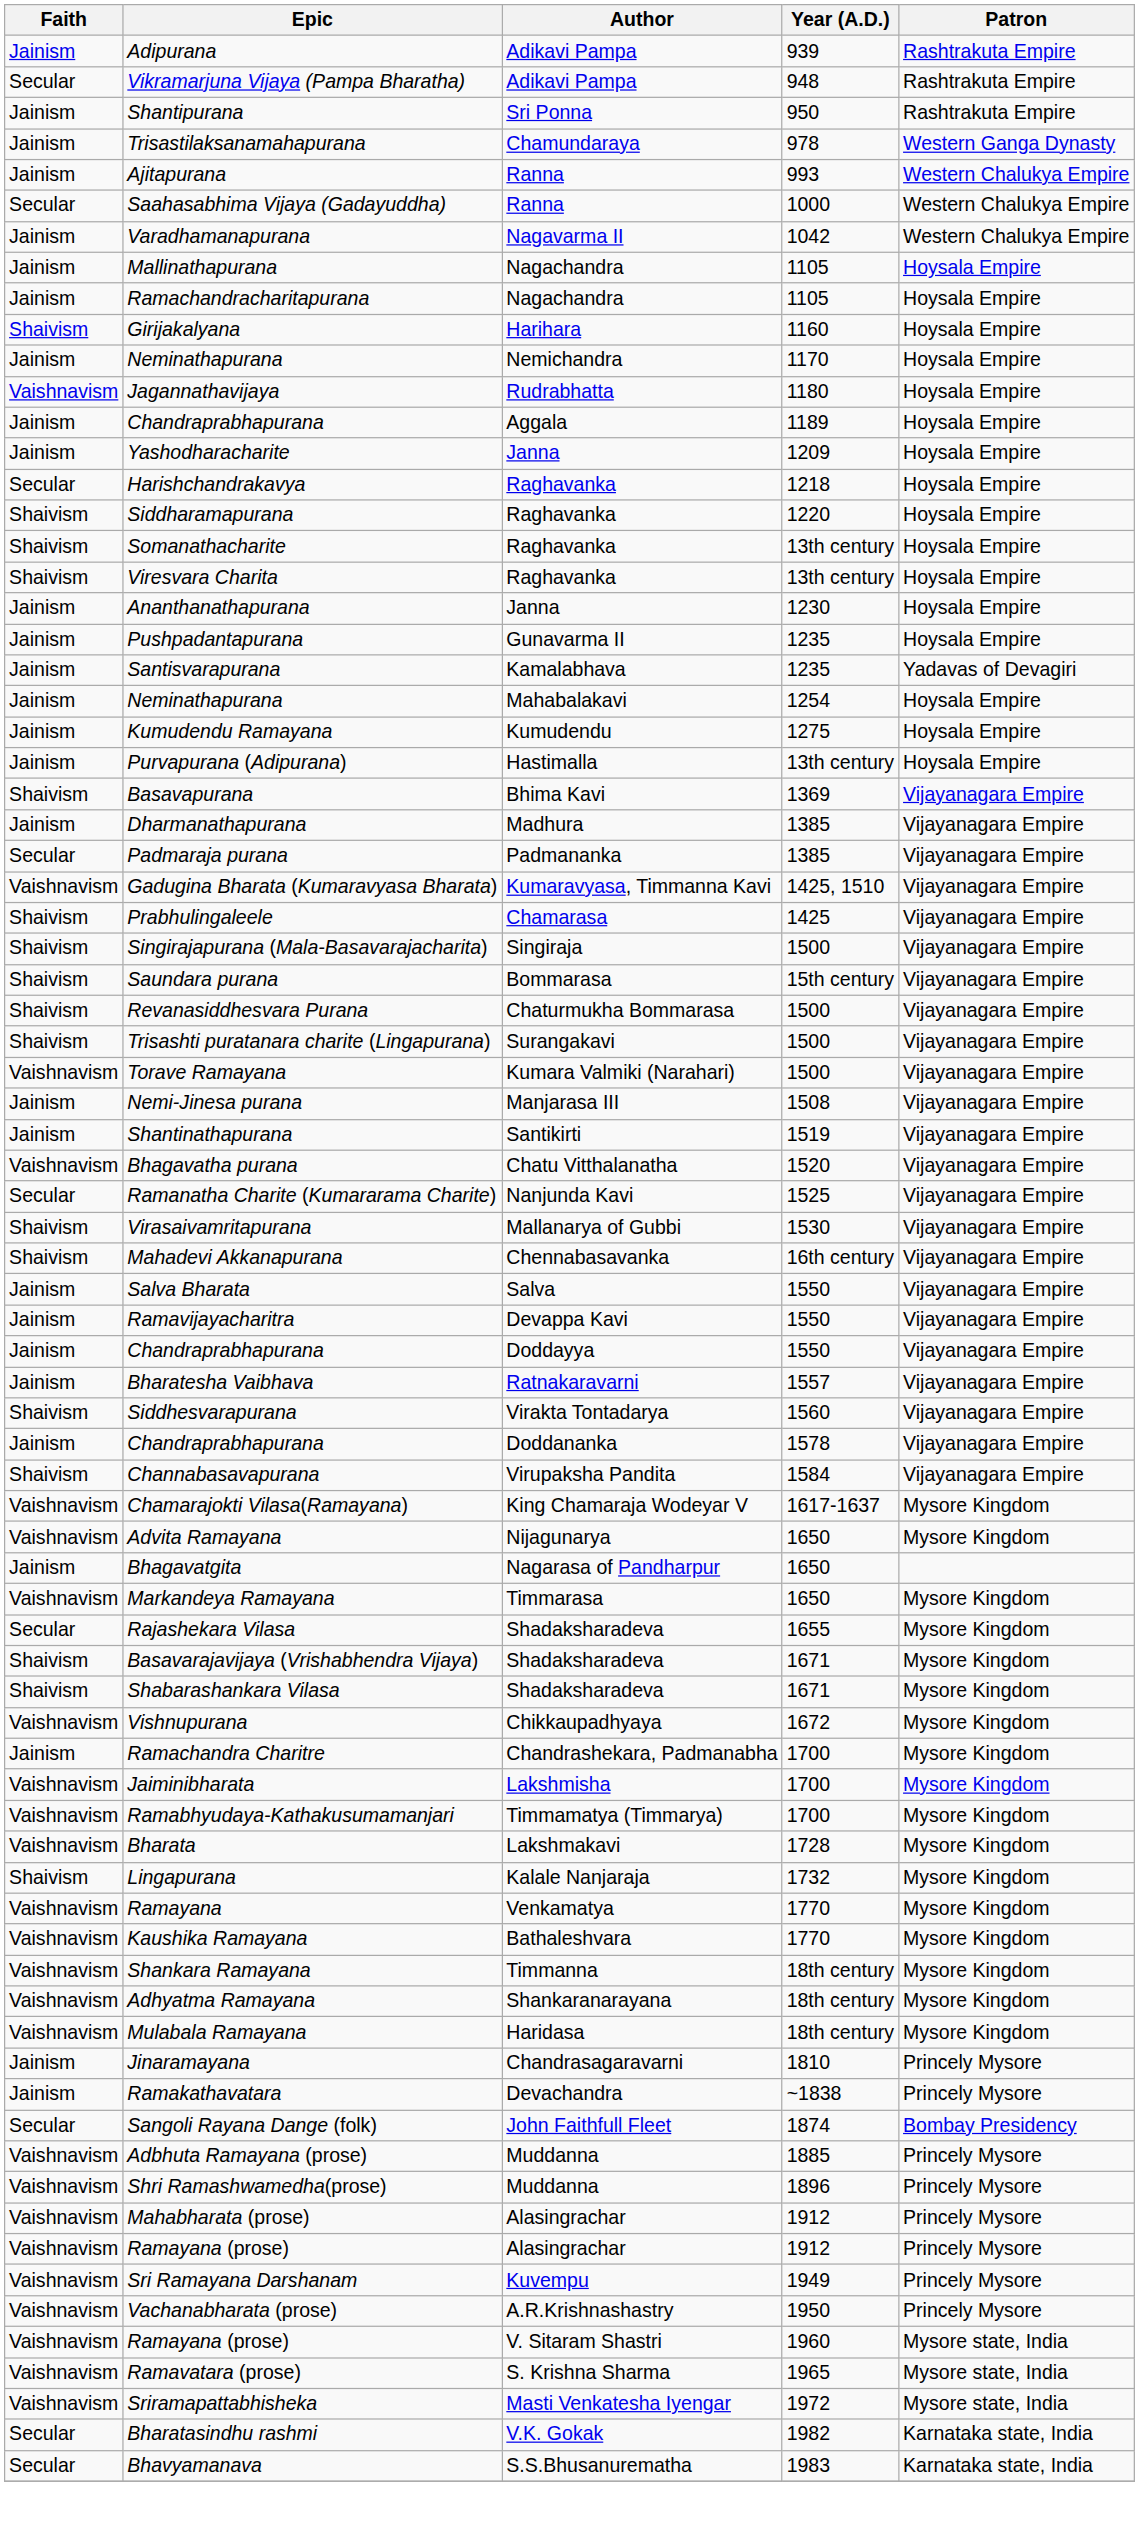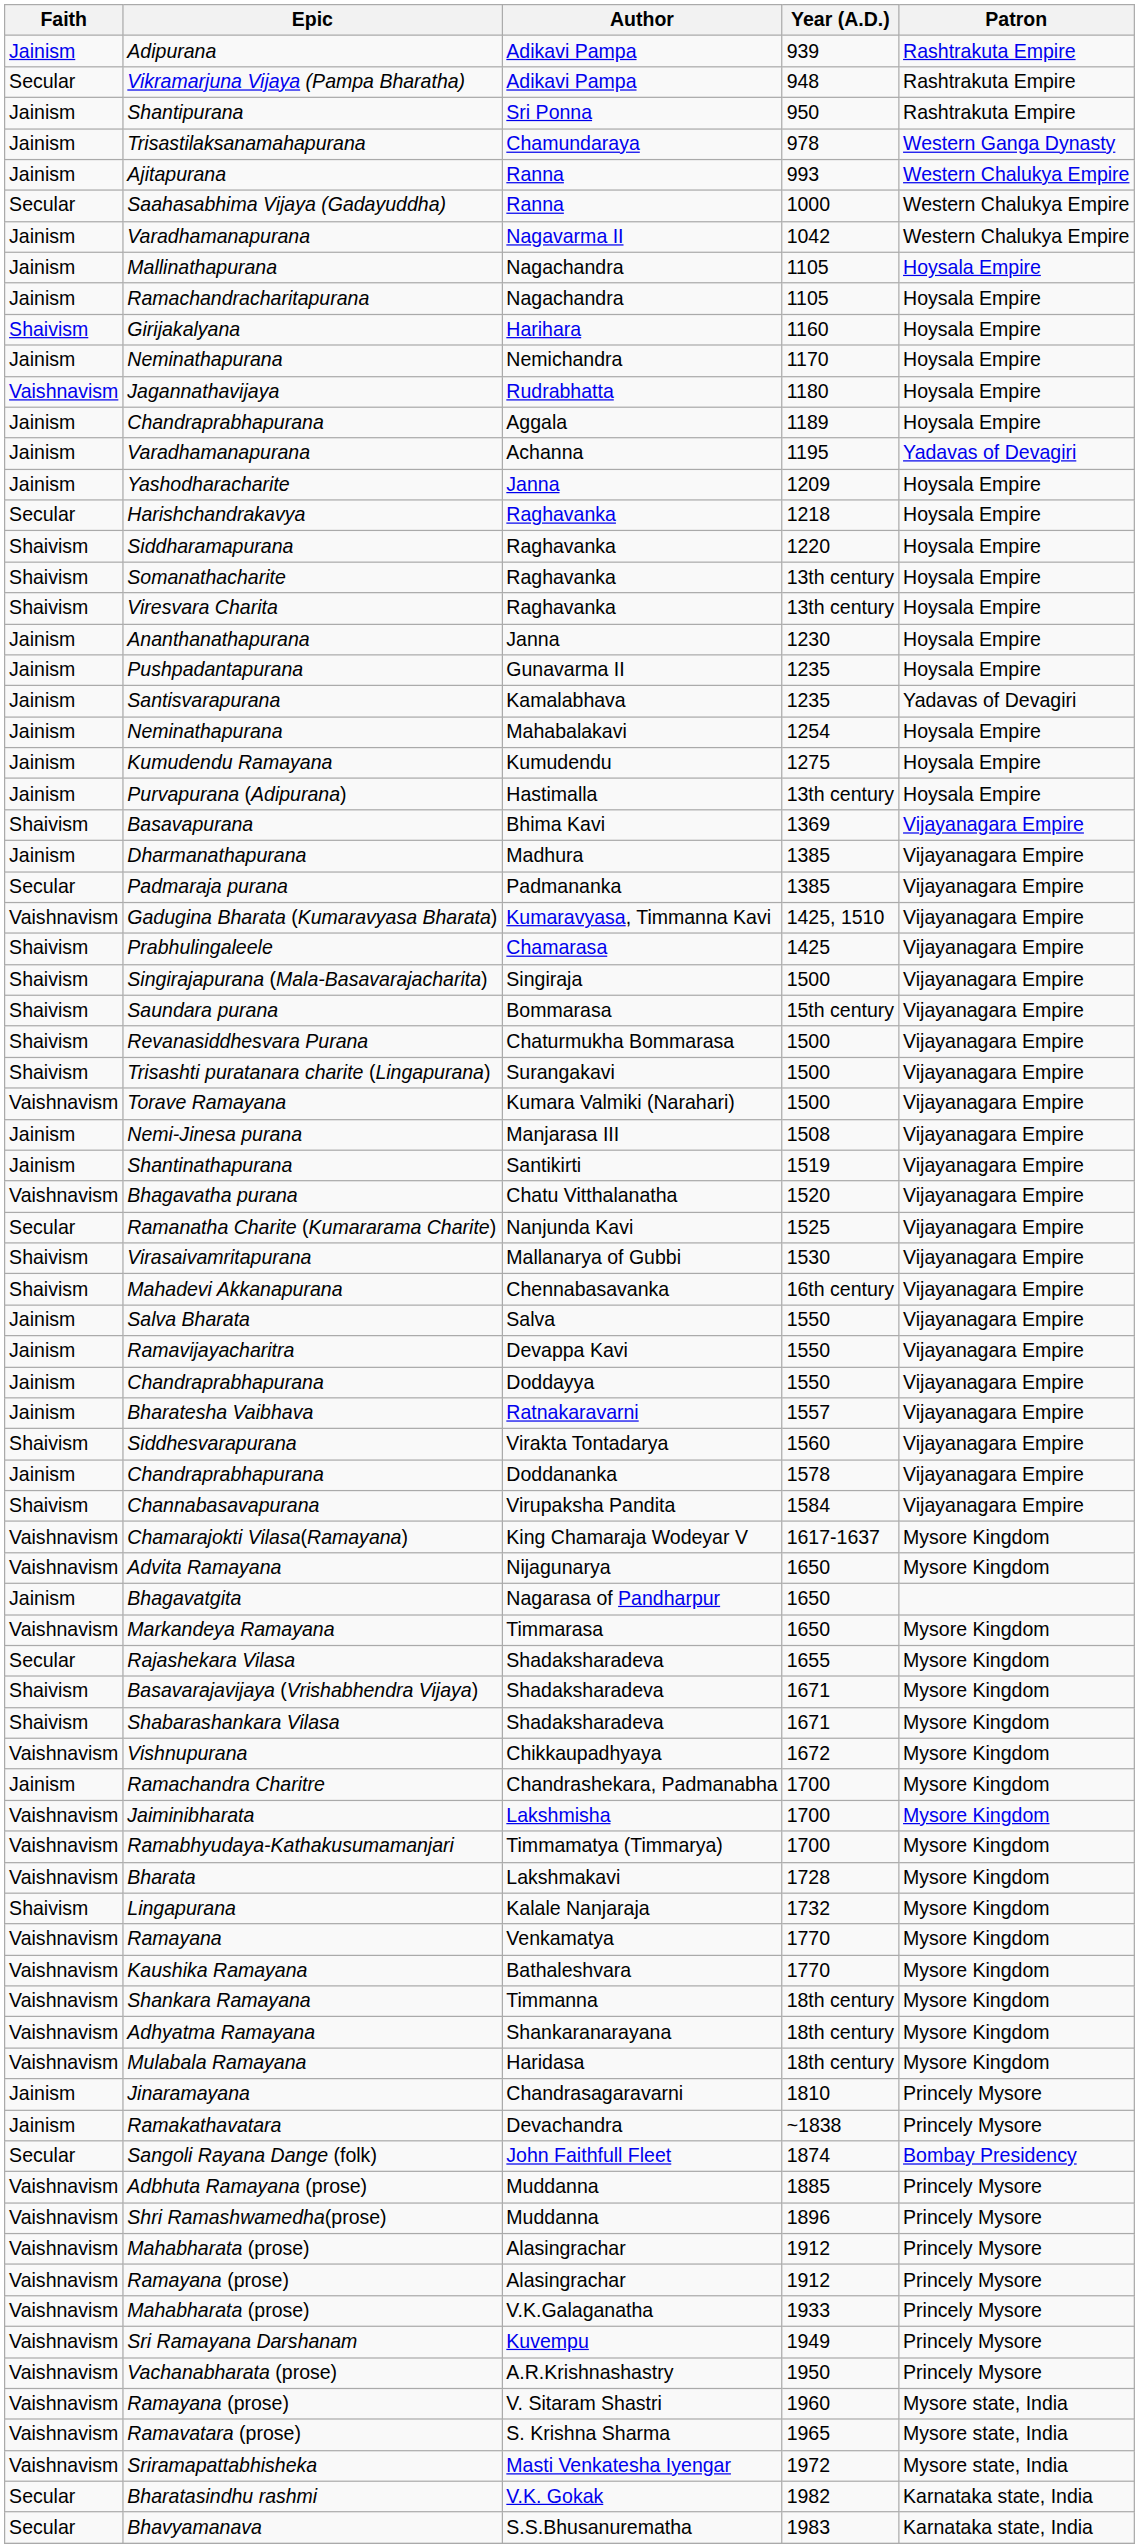+ row: (219, 453)
+ row: (218, 2310)
